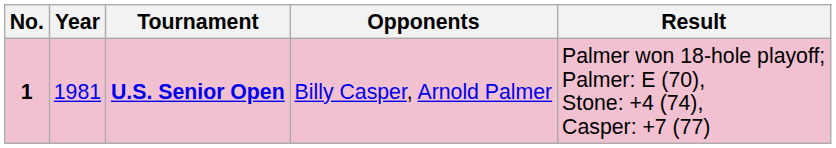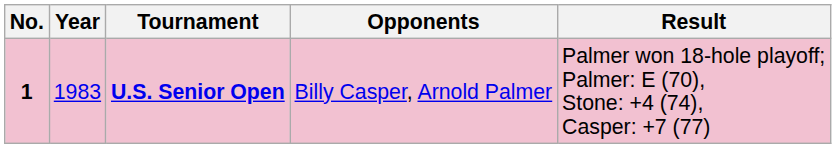(77, 91) 1981 -> (77, 91) 1983
